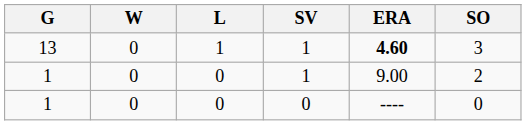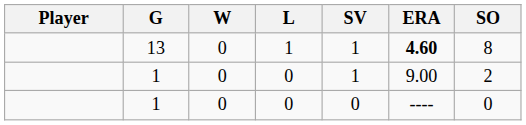+ column: (64, 18)
(478, 47) 3 -> (488, 47) 8
